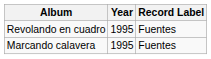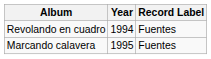(122, 29) 1995 -> (122, 29) 1994
